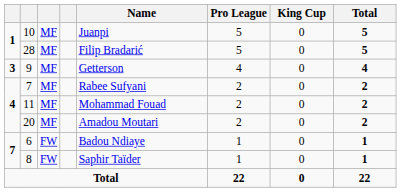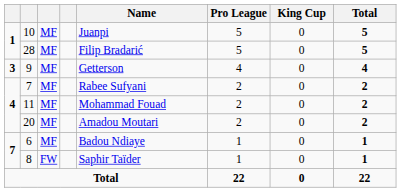(49, 141) FW -> (49, 141) MF
